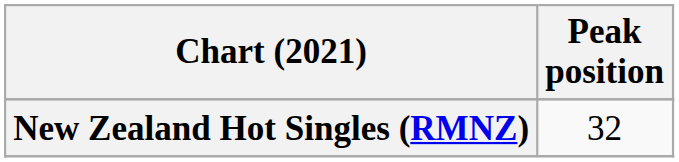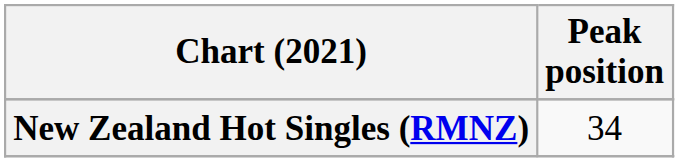(605, 127) 32 -> (605, 127) 34
